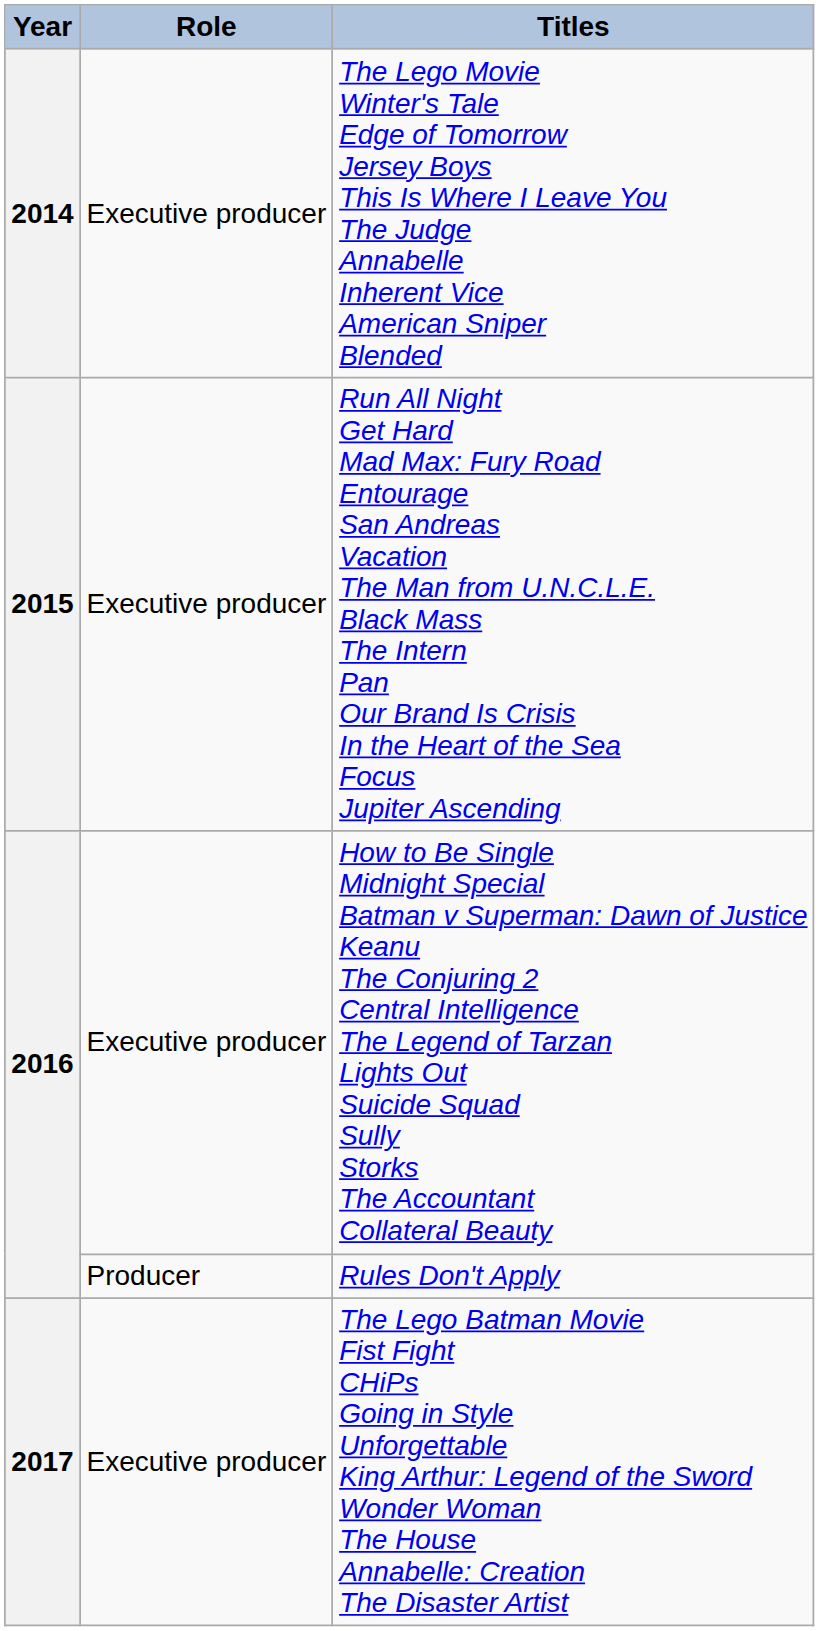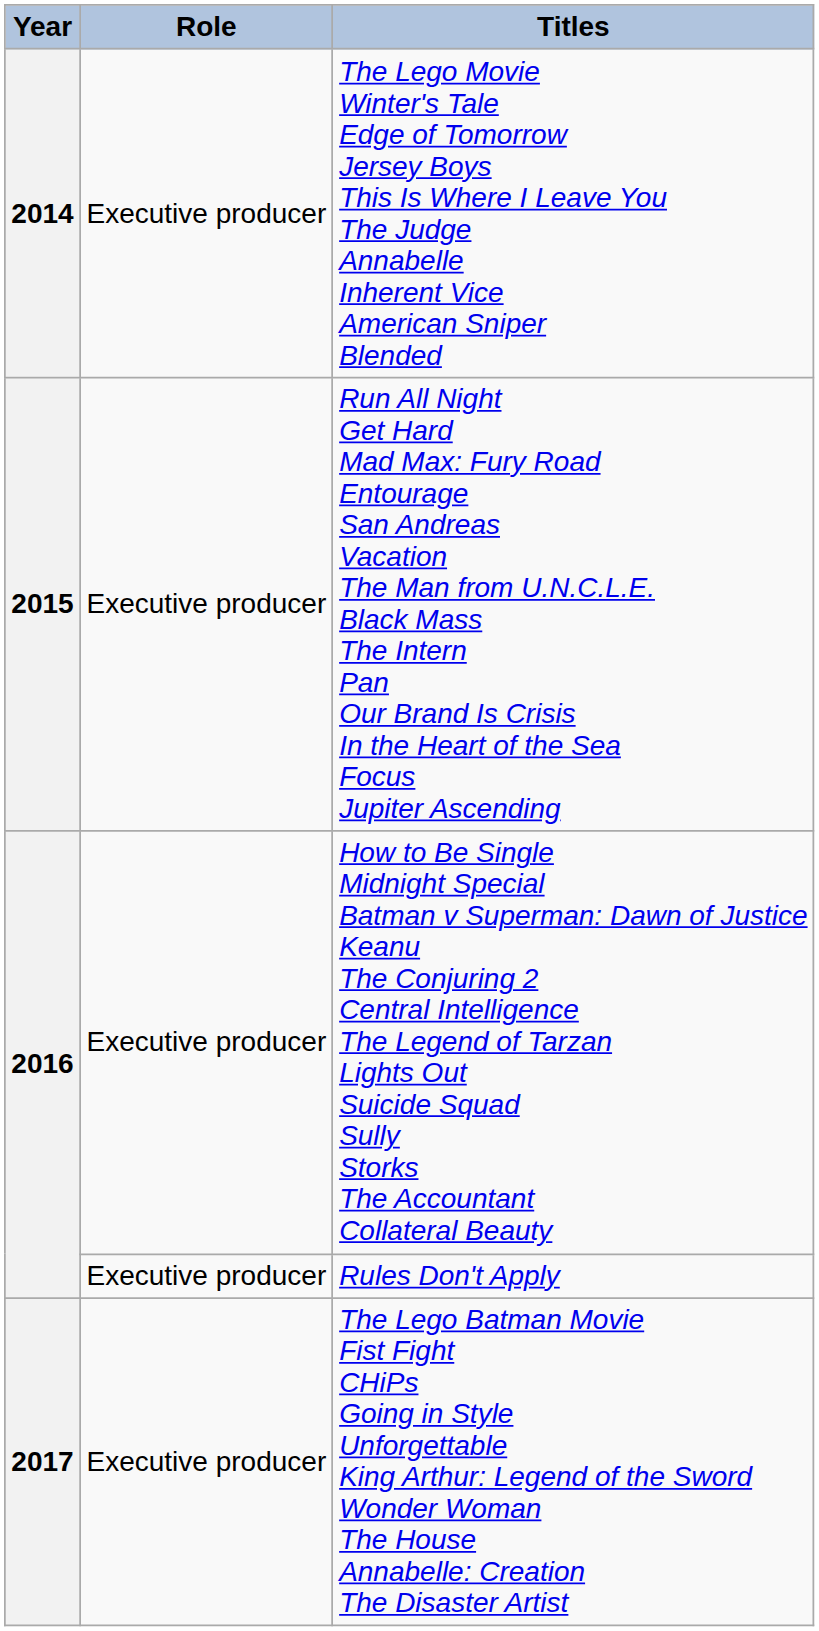(143, 1275) Producer -> (206, 1275) Executive producer
